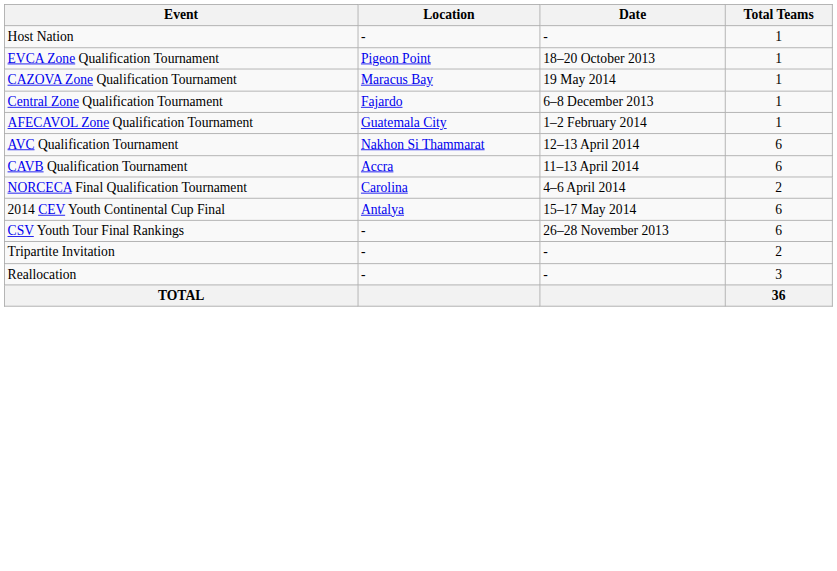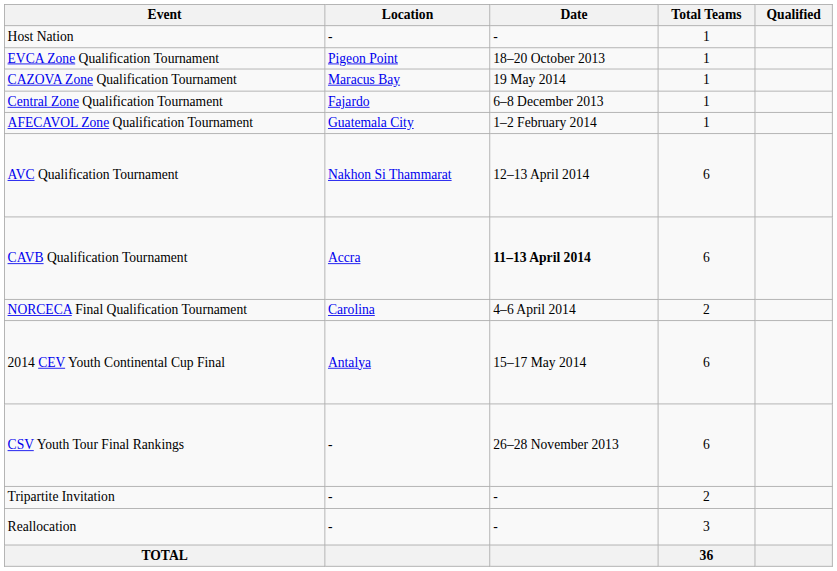+ column: (794, 15)
(591, 166) normal -> (542, 258) bold
